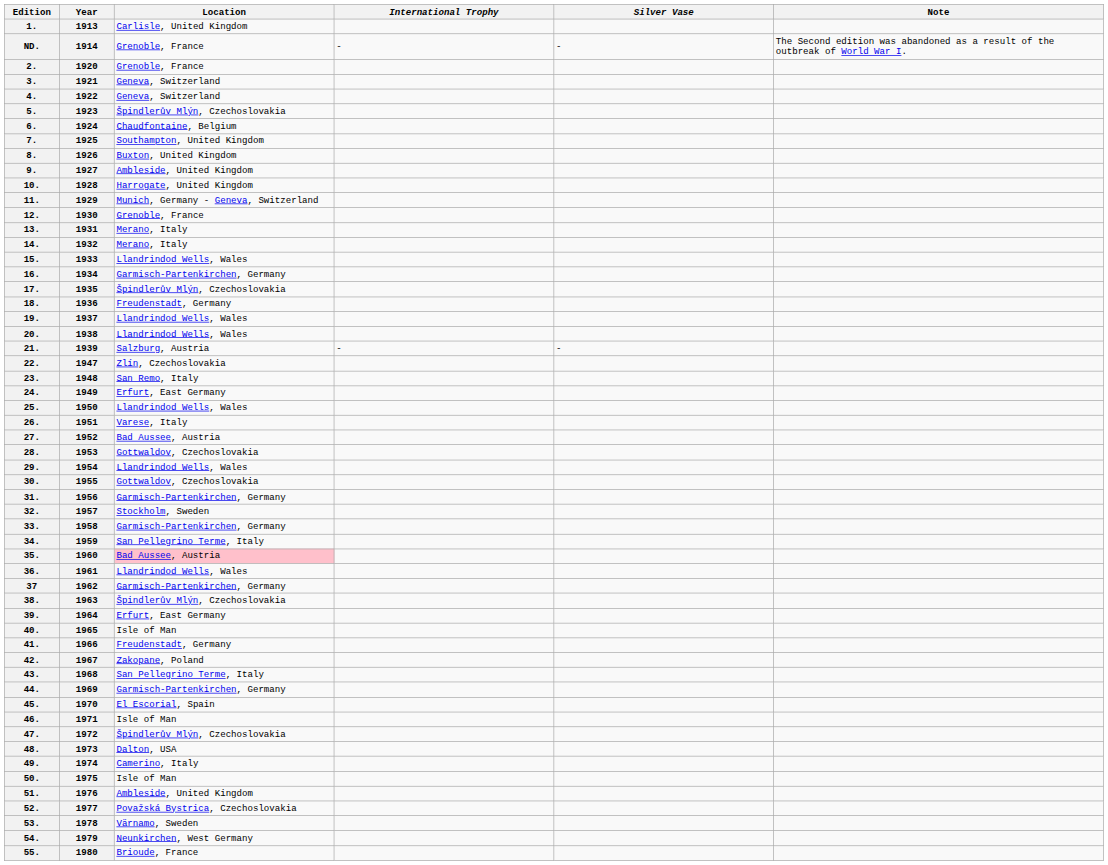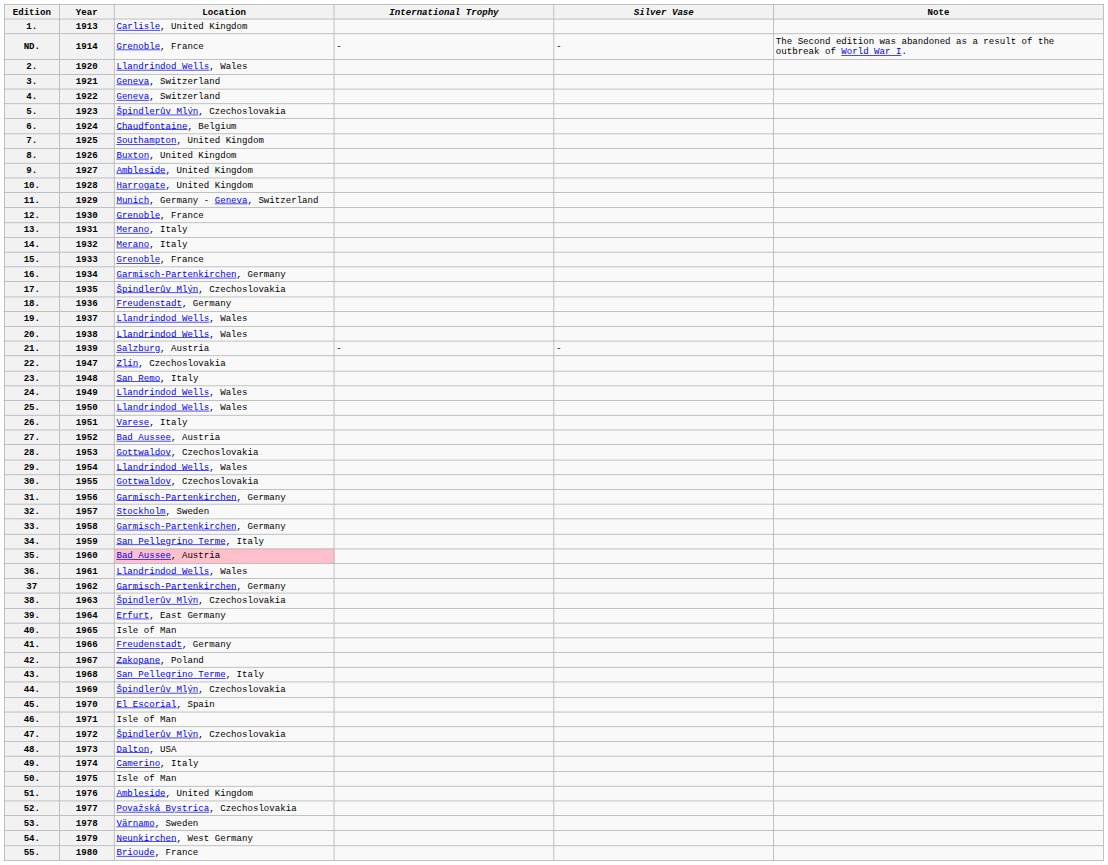(160, 67) Grenoble, France -> (182, 67) Llandrindod Wells, Wales
(182, 260) Llandrindod Wells, Wales -> (160, 260) Grenoble, France
(171, 393) Erfurt, East Germany -> (182, 393) Llandrindod Wells, Wales
(201, 690) Garmisch-Partenkirchen, Germany -> (201, 690) Špindlerův Mlýn, Czechoslovakia
